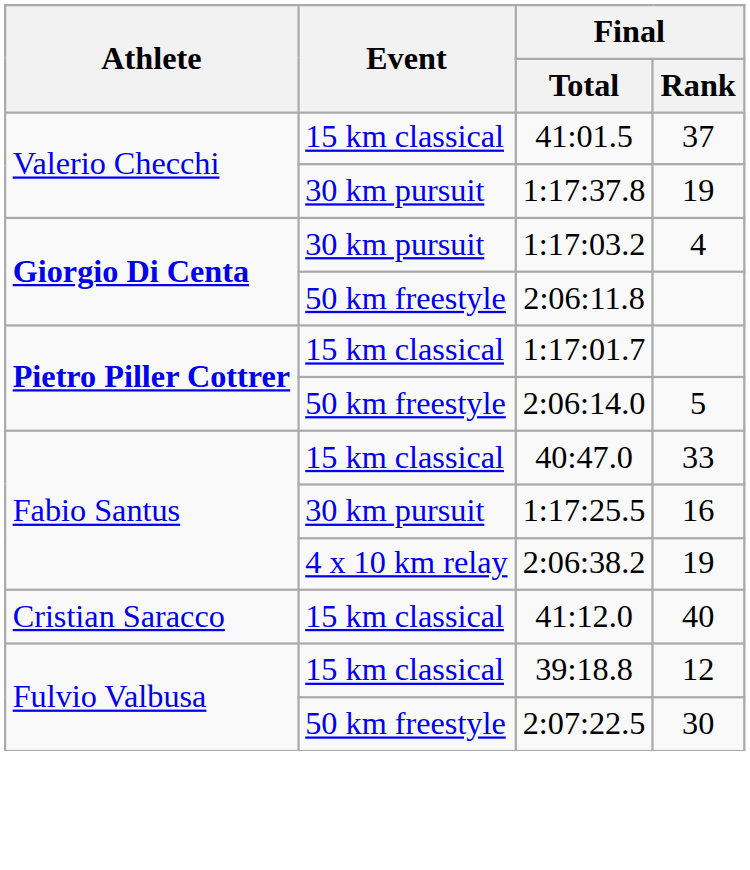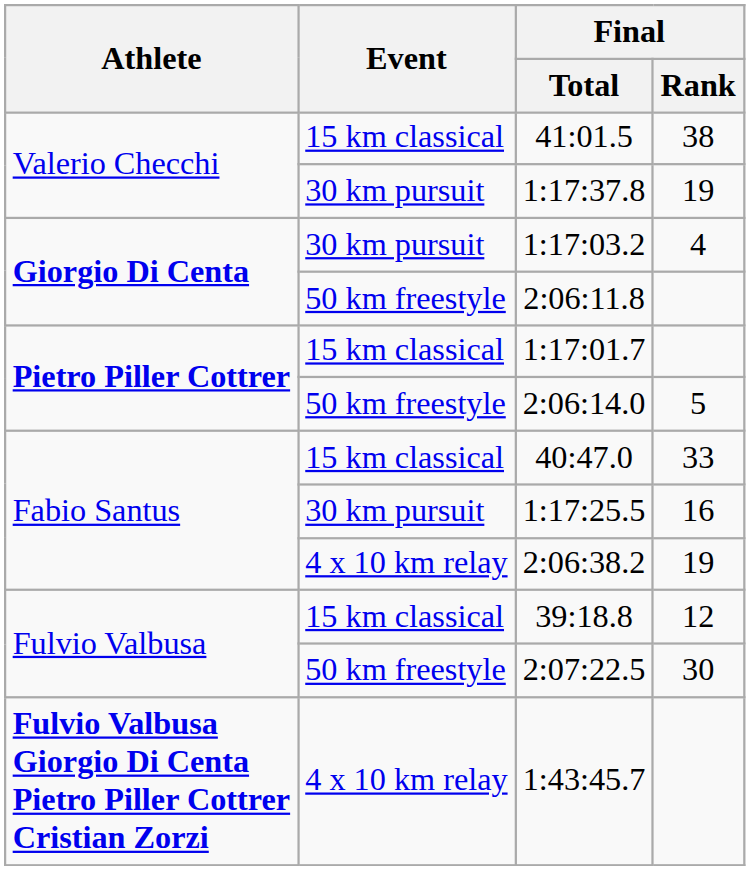(698, 137) 37 -> (698, 137) 38
- row: (584, 616)
+ row: (584, 780)
